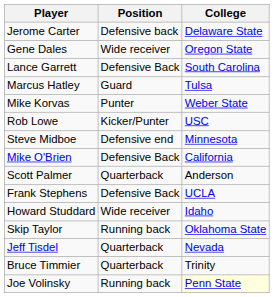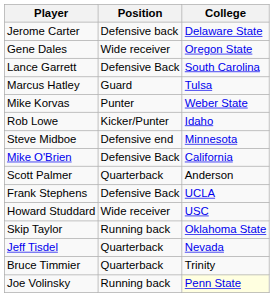(197, 121) USC -> (199, 121) Idaho
(199, 211) Idaho -> (197, 211) USC
